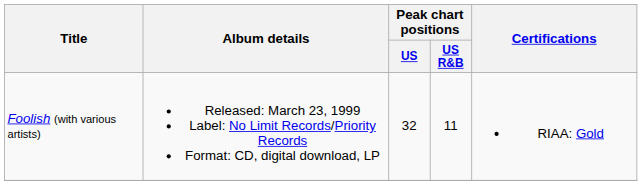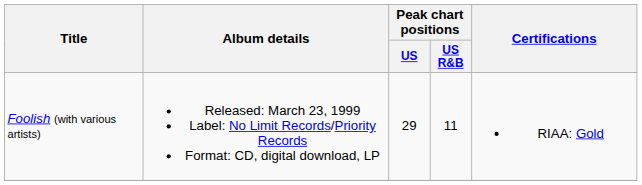(409, 126) 32 -> (409, 126) 29
